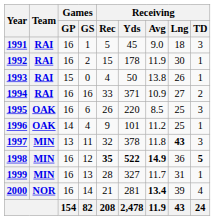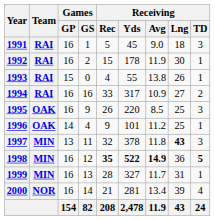(132, 77) 50 -> (132, 77) 55
(132, 93) 371 -> (132, 93) 317
(88, 110) 6 -> (88, 110) 9
(157, 191) bold -> (157, 191) normal
